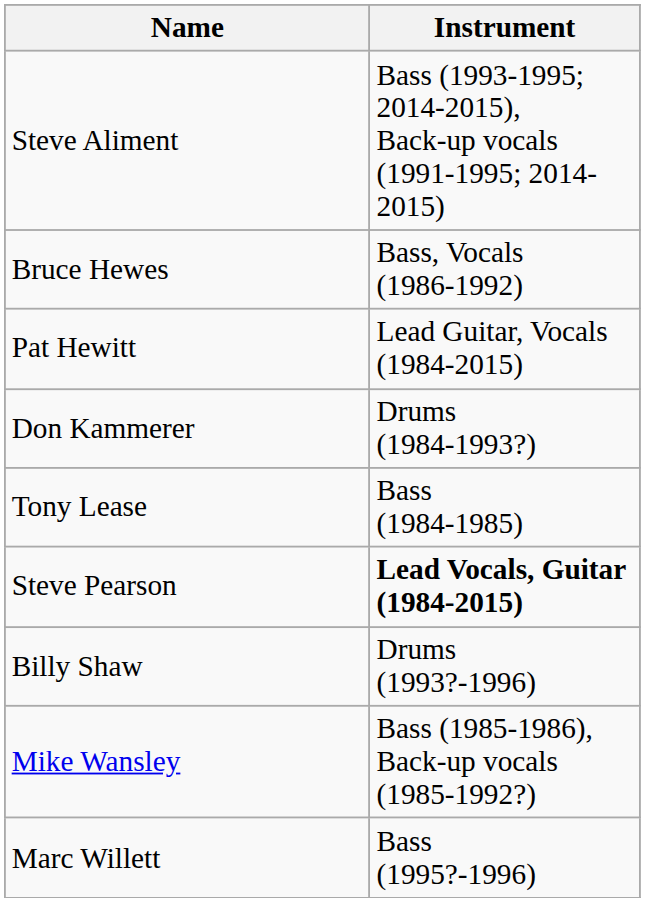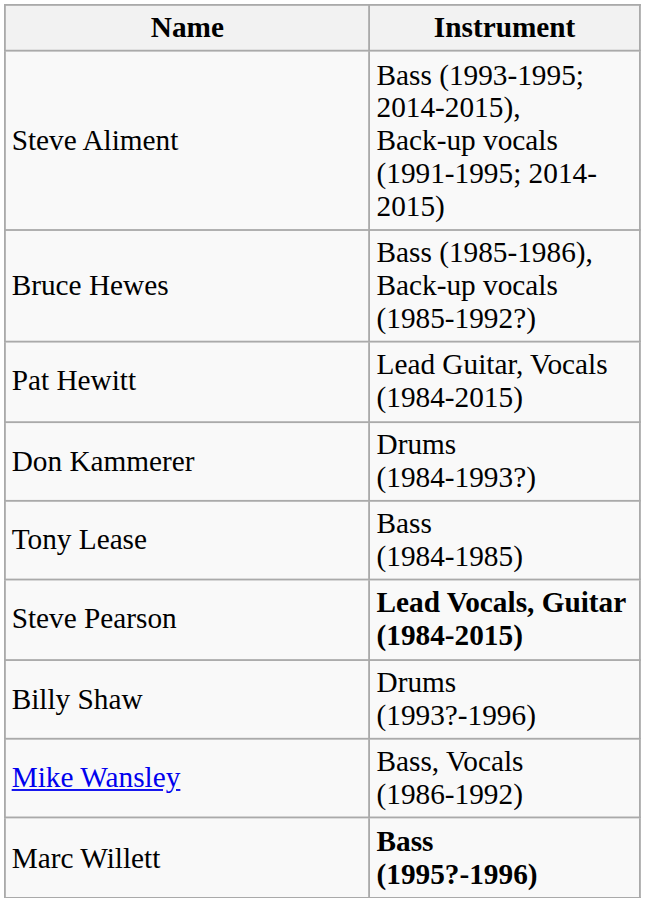(450, 268) Bass, Vocals (1986-1992) -> (485, 285) Bass (1985-1986), Back-up vocals (1985-1992?)
(485, 761) Bass (1985-1986), Back-up vocals (1985-1992?) -> (450, 778) Bass, Vocals (1986-1992)
(456, 857) normal -> (457, 857) bold
